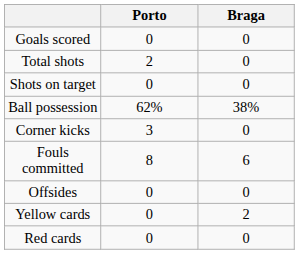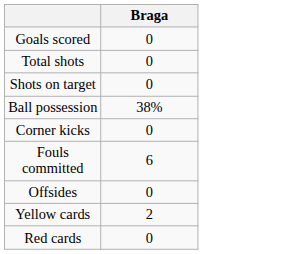- column: (149, 15)
